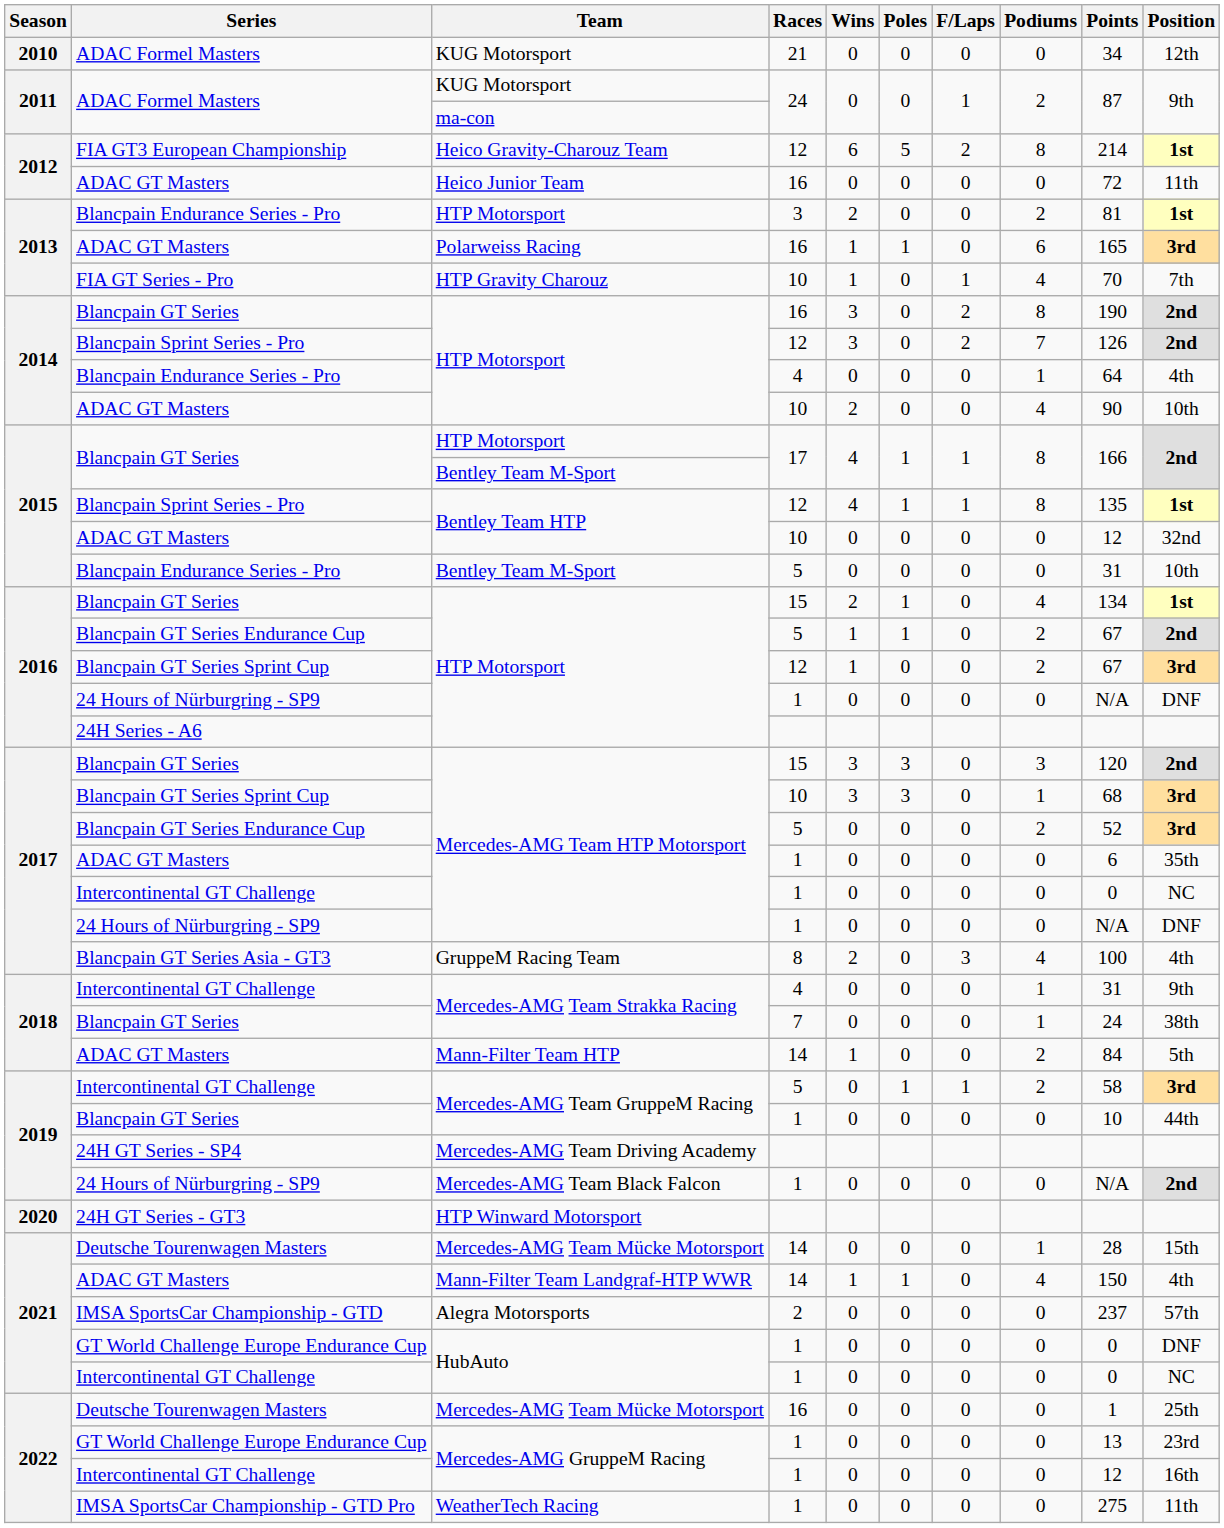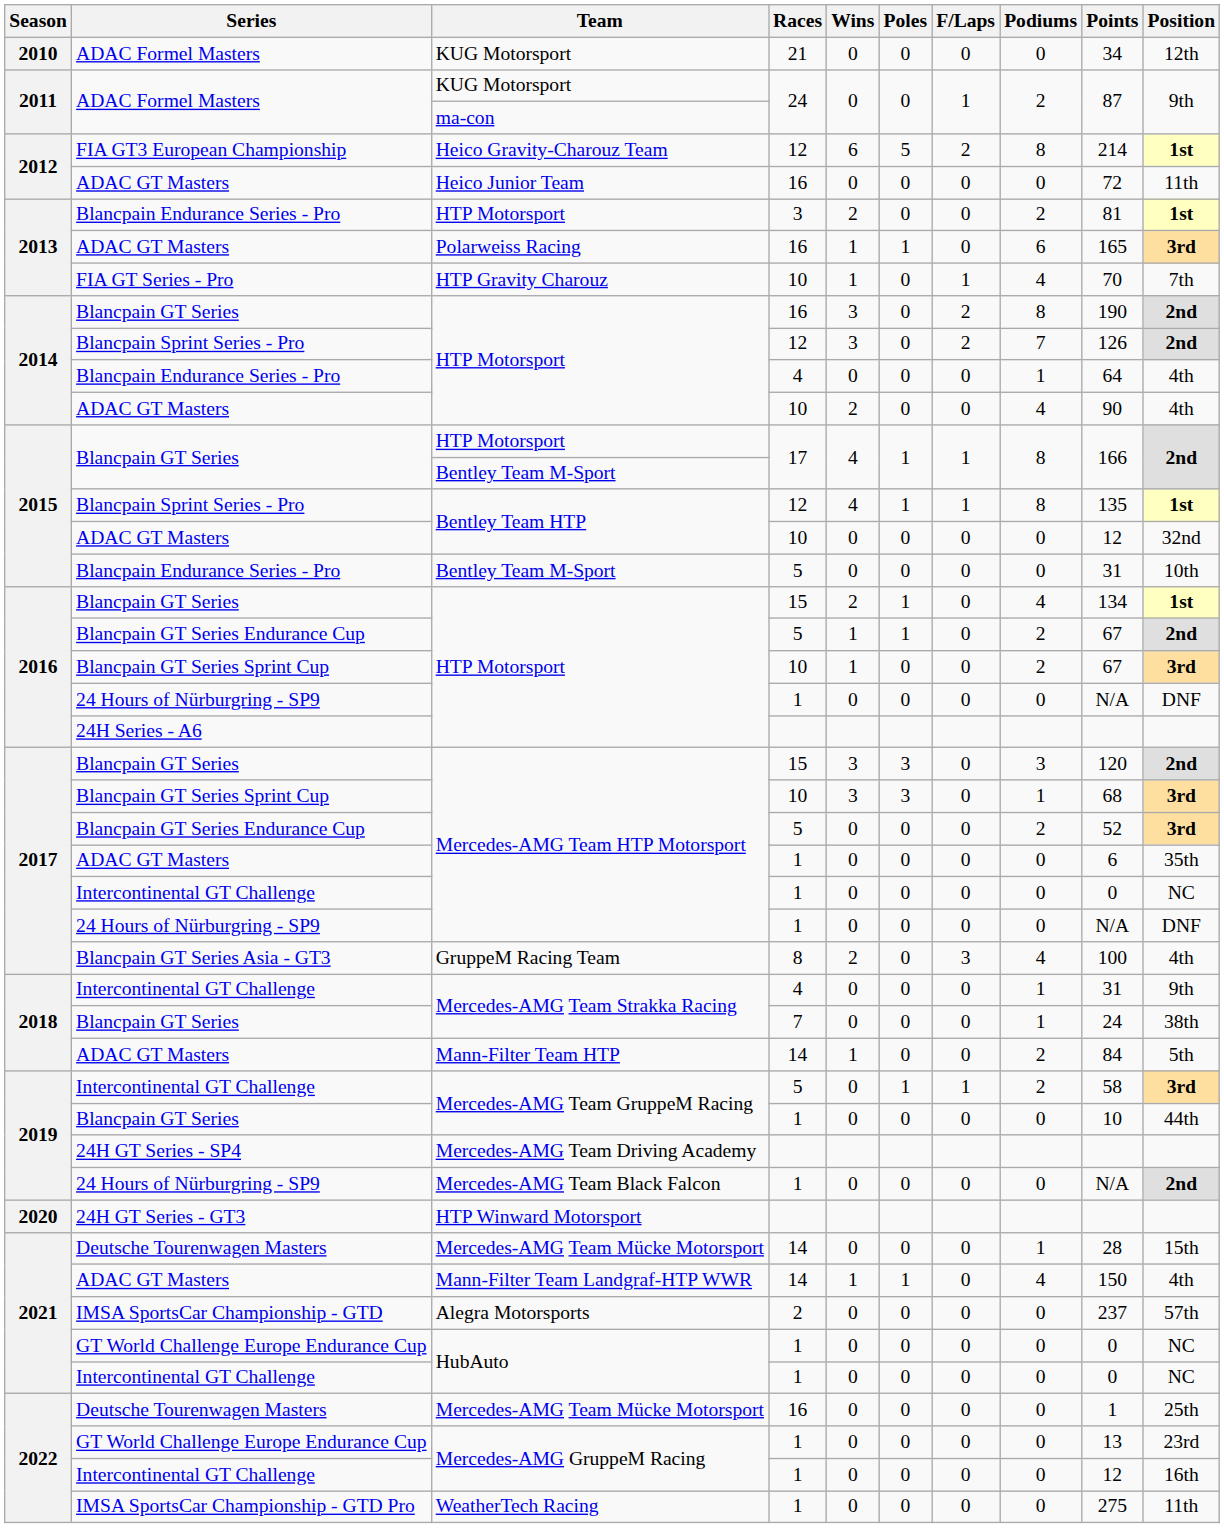(1181, 408) 10th -> (1181, 408) 4th
(798, 667) 12 -> (798, 667) 10
(1181, 1345) DNF -> (1181, 1345) NC
